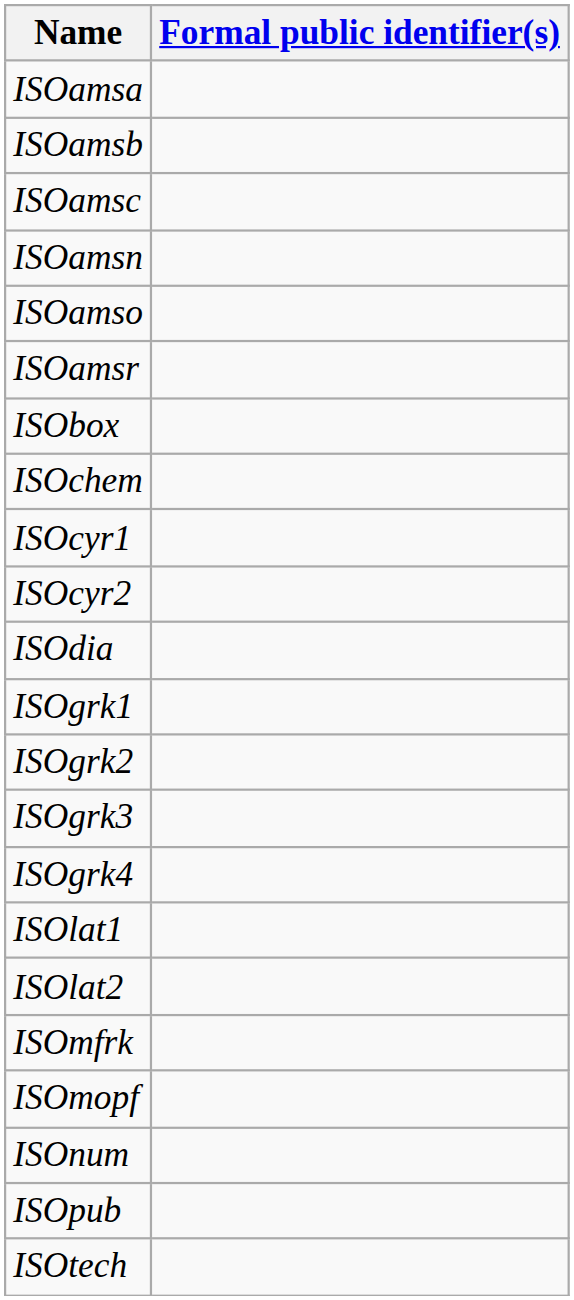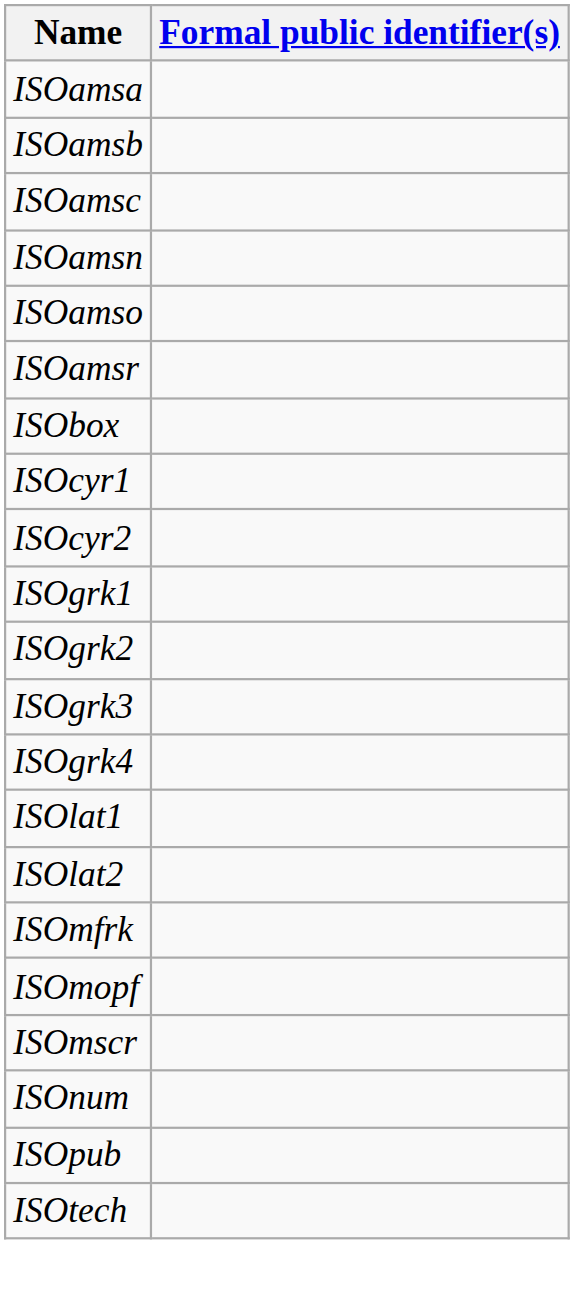- row: (78, 481)
- row: (63, 649)
+ row: (75, 1041)
